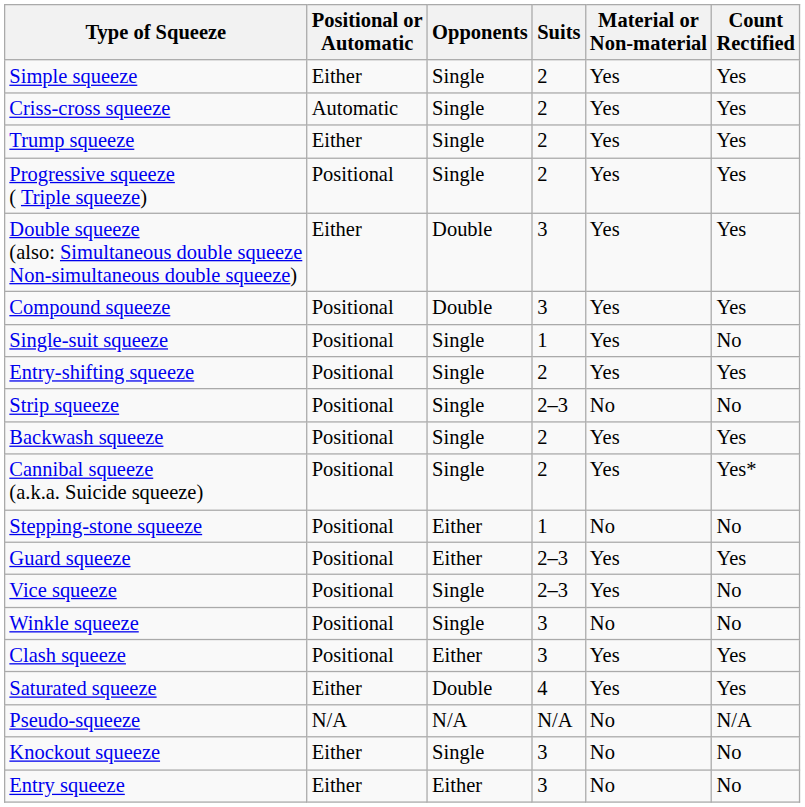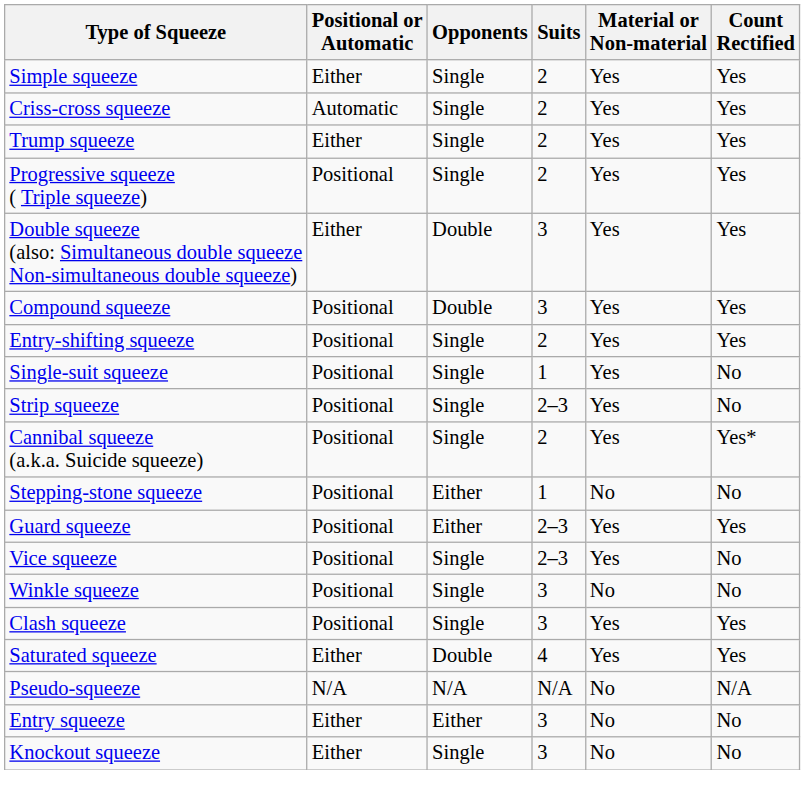rows swapped: (102, 372) <-> (89, 340)
(602, 405) No -> (605, 405) Yes
- row: (86, 437)
(457, 655) Either -> (458, 623) Single
rows swapped: (67, 785) <-> (85, 753)
